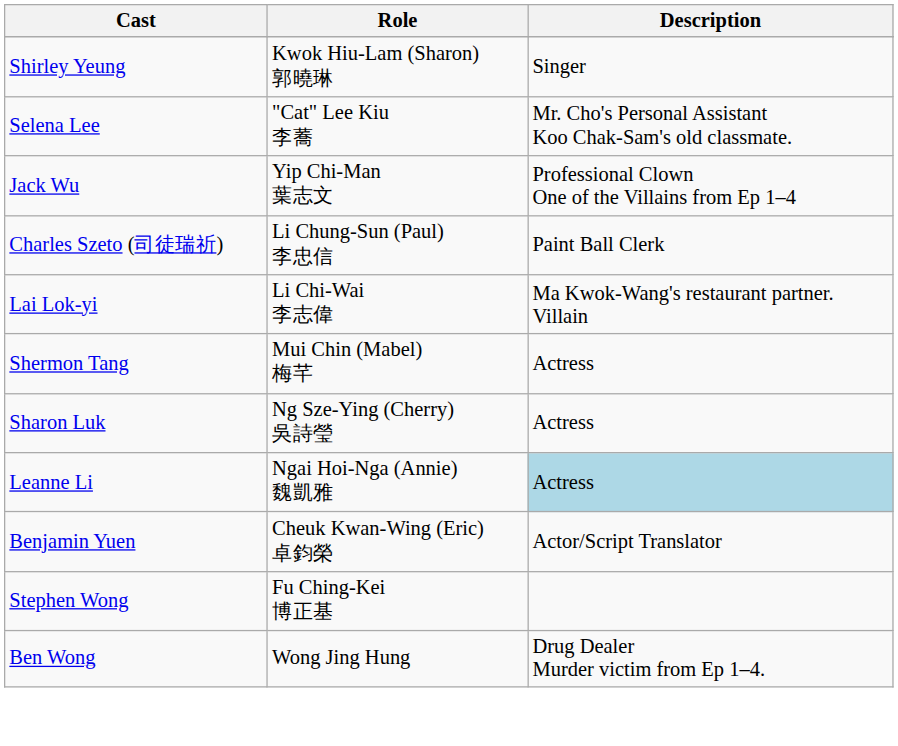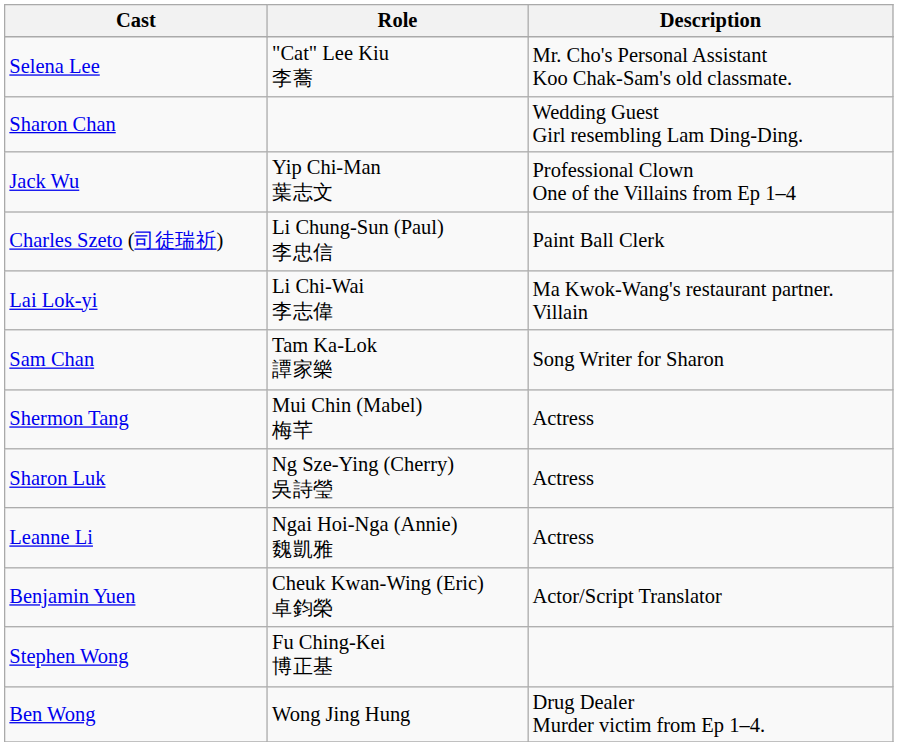- row: (67, 66)
+ row: (63, 124)
+ row: (52, 359)
(563, 482) lightblue background -> (563, 537) no background
